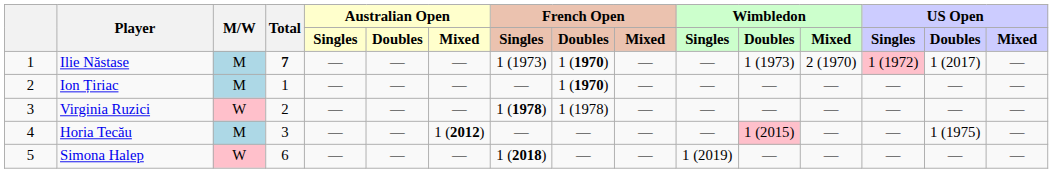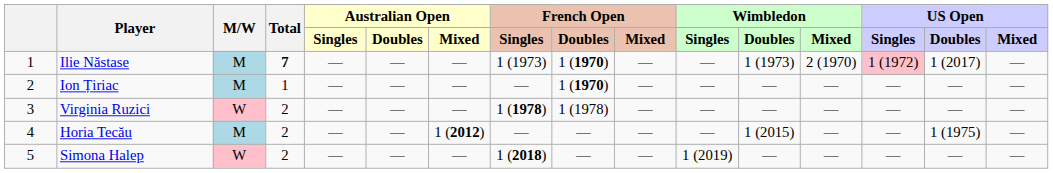(285, 132) 3 -> (285, 132) 2
(769, 132) pink background -> (769, 132) no background
(285, 156) 6 -> (285, 156) 2
